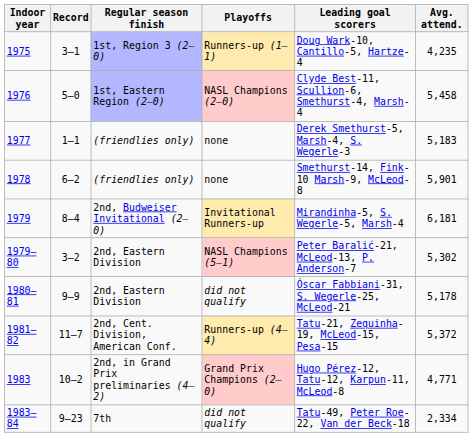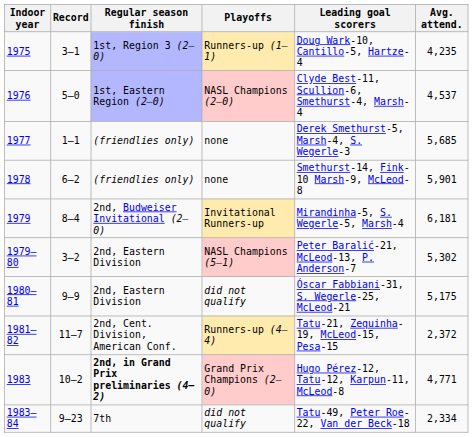(442, 96) 5,458 -> (442, 96) 4,537
(442, 141) 5,183 -> (442, 141) 5,685
(442, 296) 5,178 -> (442, 296) 5,175
(442, 335) 5,372 -> (442, 335) 2,372
(144, 380) normal -> (144, 380) bold
